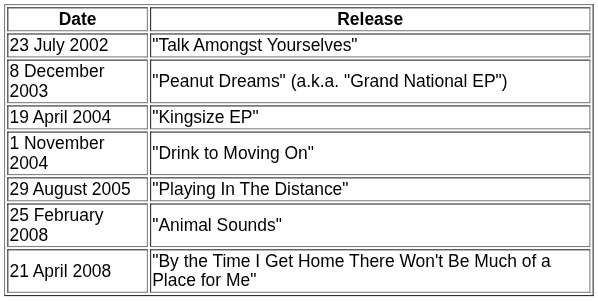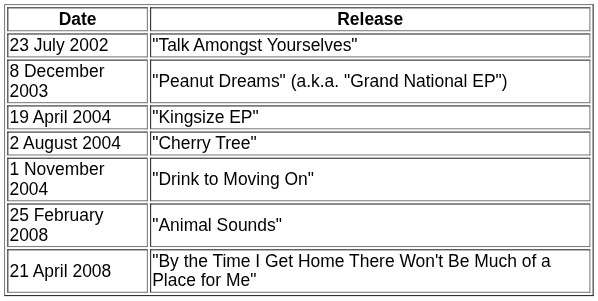+ row: (65, 143)
- row: (70, 189)
